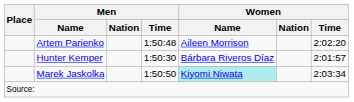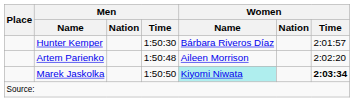rows swapped: (70, 58) <-> (70, 43)
(330, 74) normal -> (330, 74) bold
